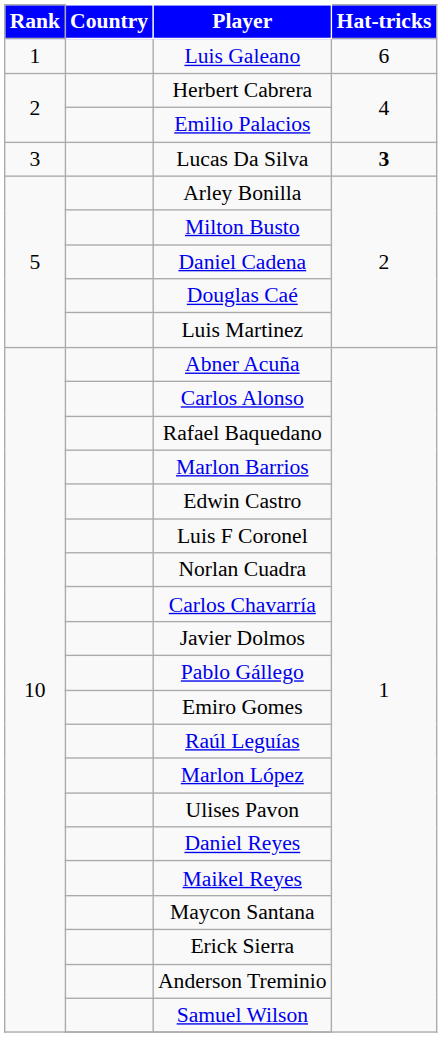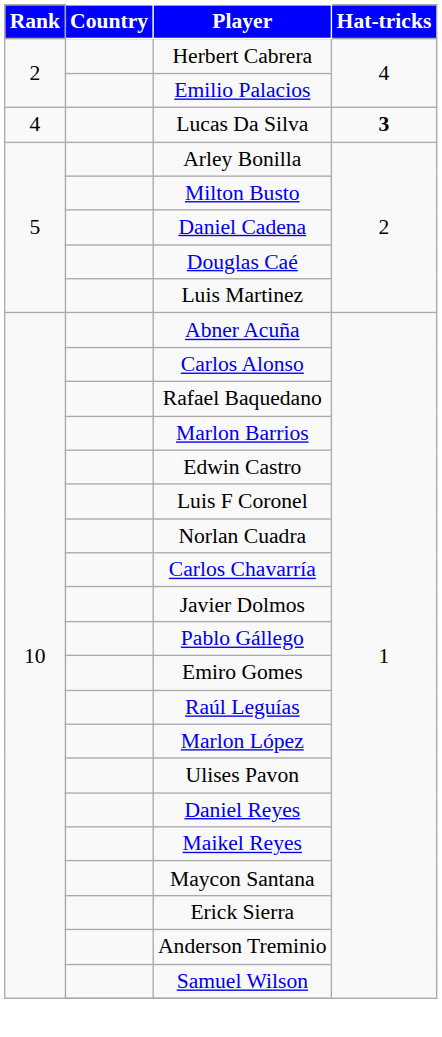- row: (242, 55)
(35, 158) 3 -> (35, 124) 4
